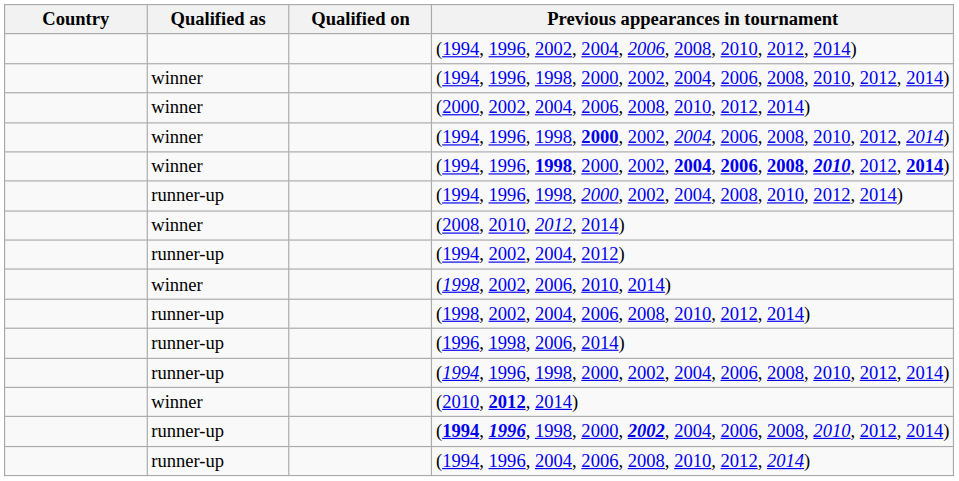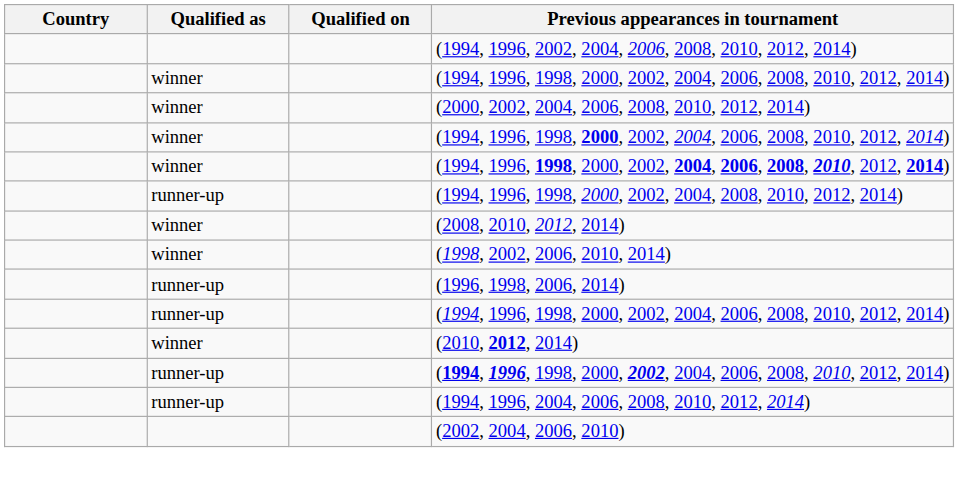- row: (188, 254)
- row: (188, 313)
+ row: (218, 431)
